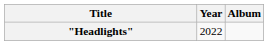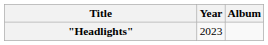(211, 31) 2022 -> (211, 31) 2023
